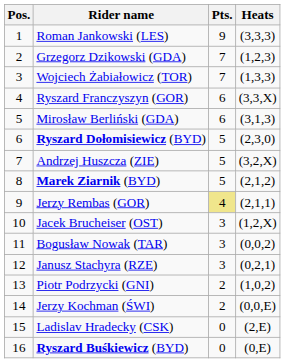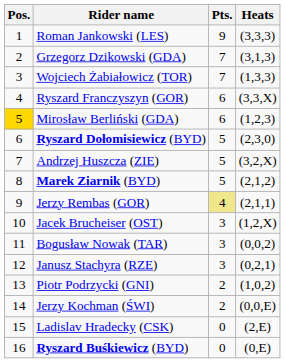(258, 56) (1,2,3) -> (258, 56) (3,1,3)
(19, 118) no background -> (19, 118) gold background
(258, 118) (3,1,3) -> (258, 118) (1,2,3)
